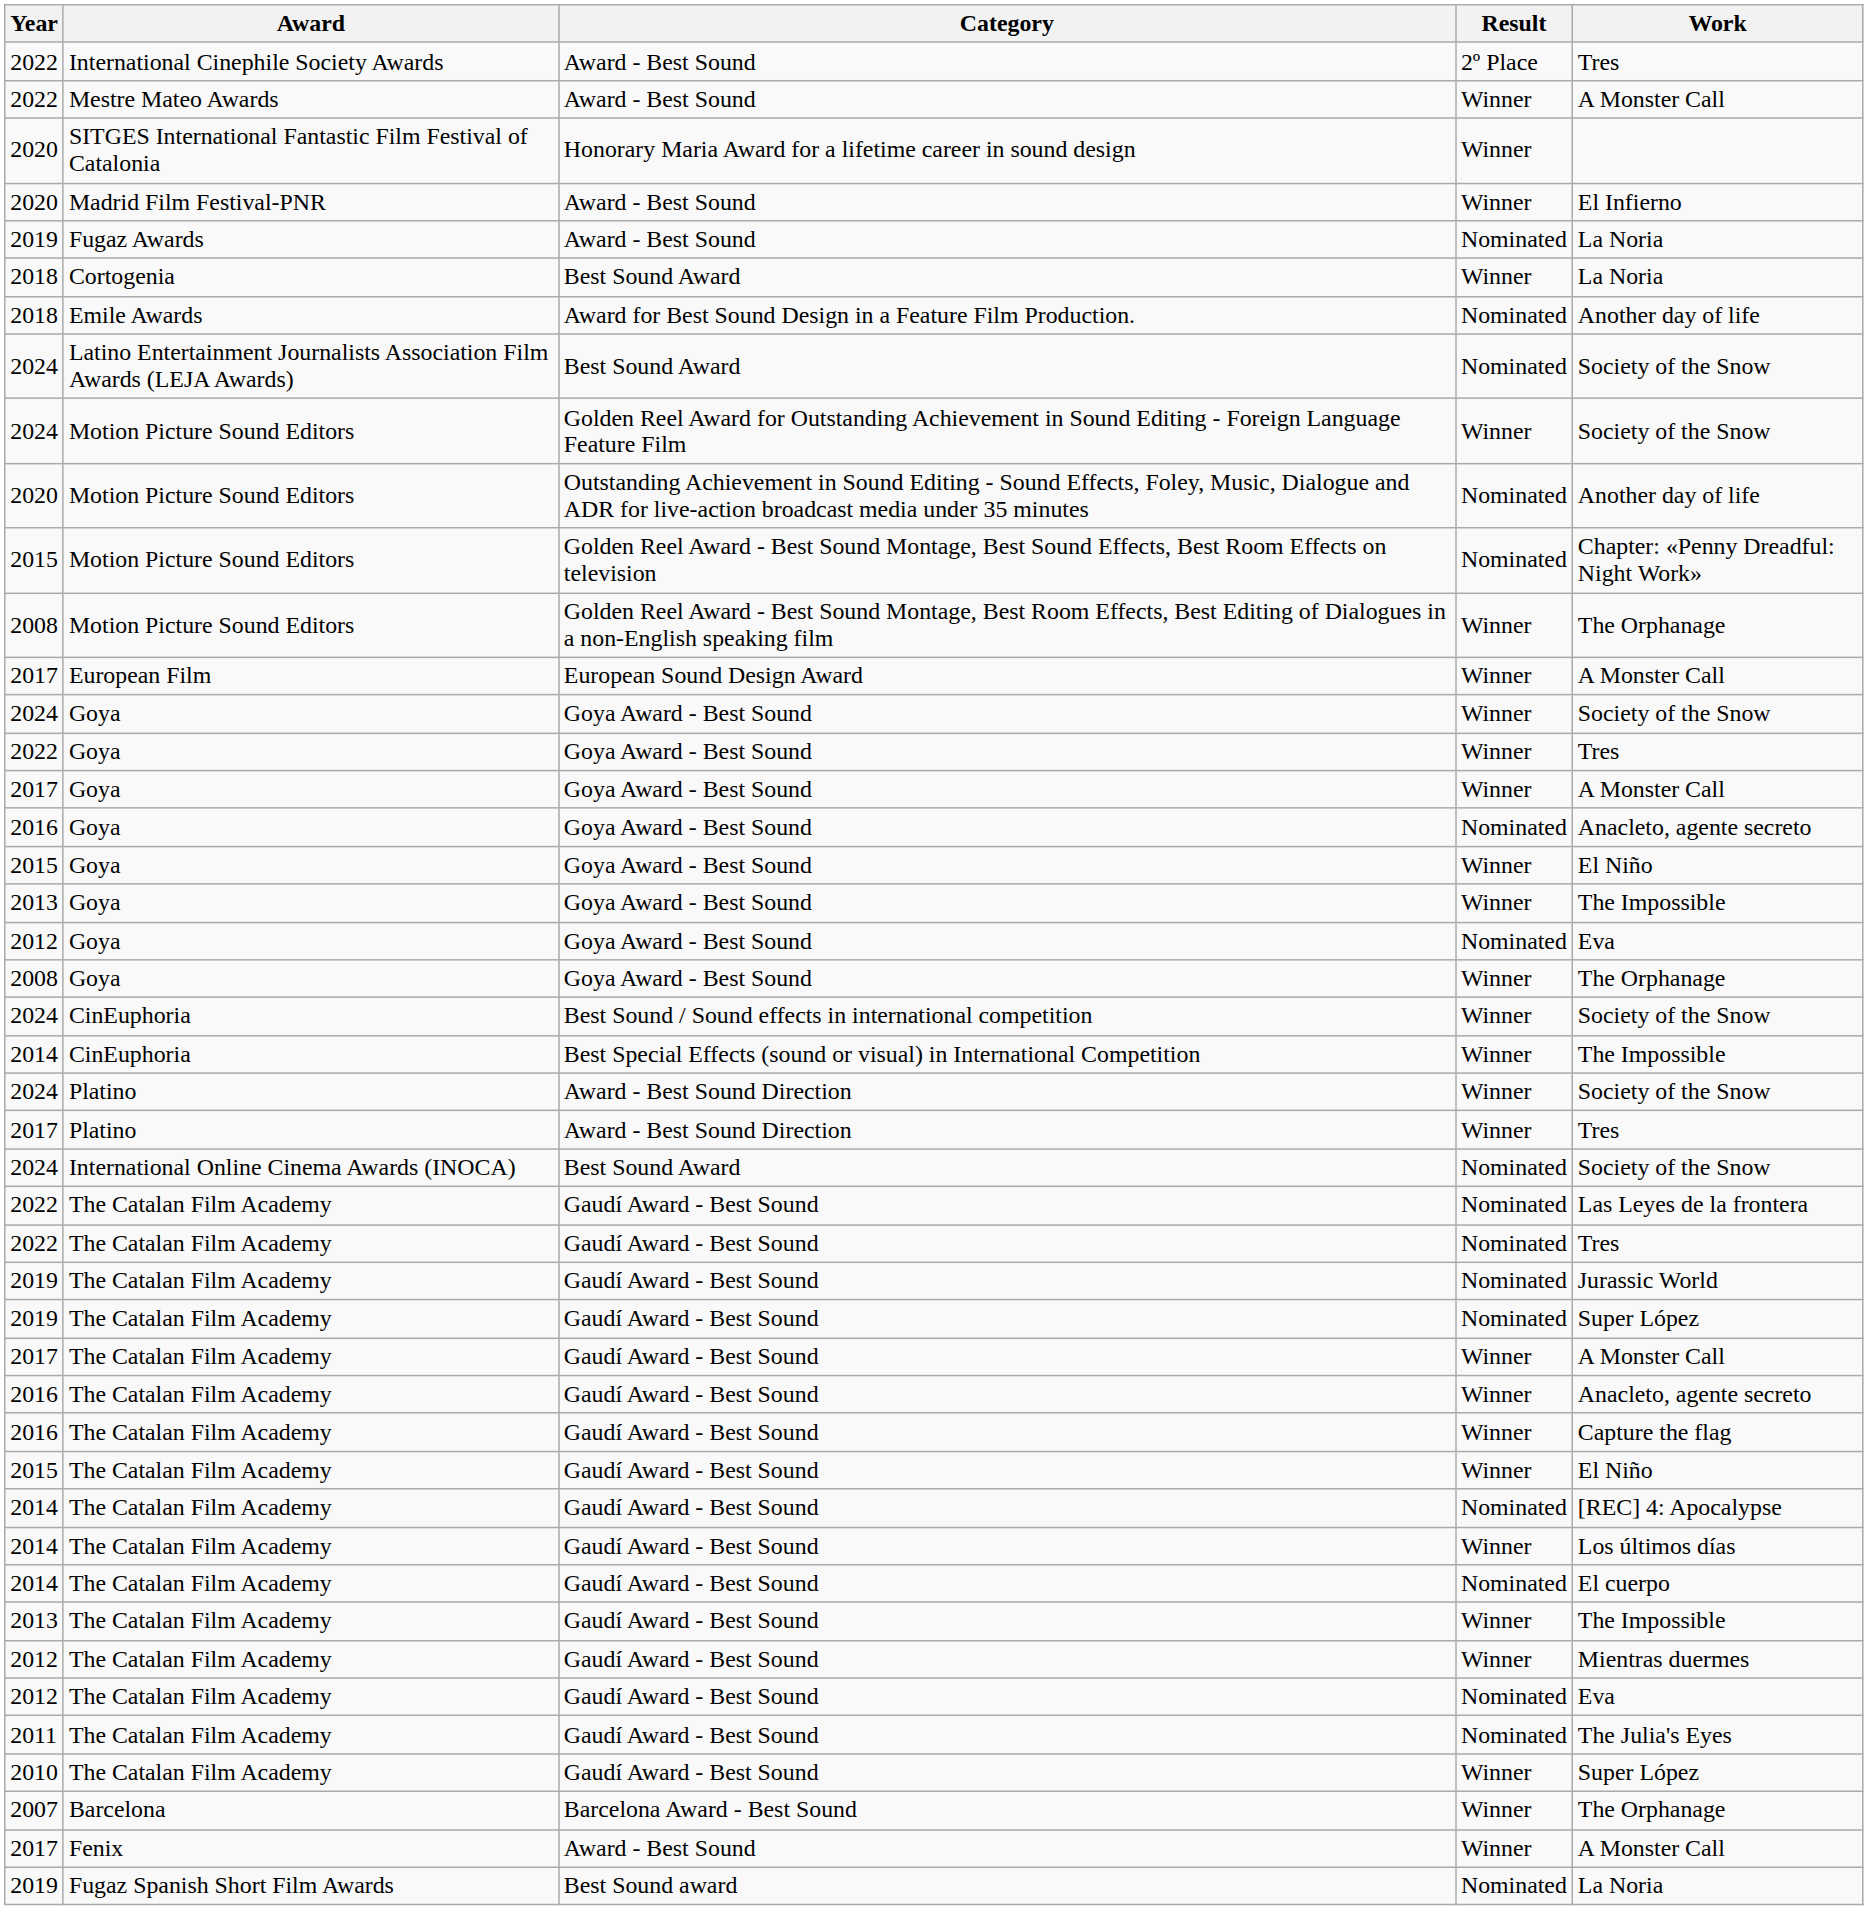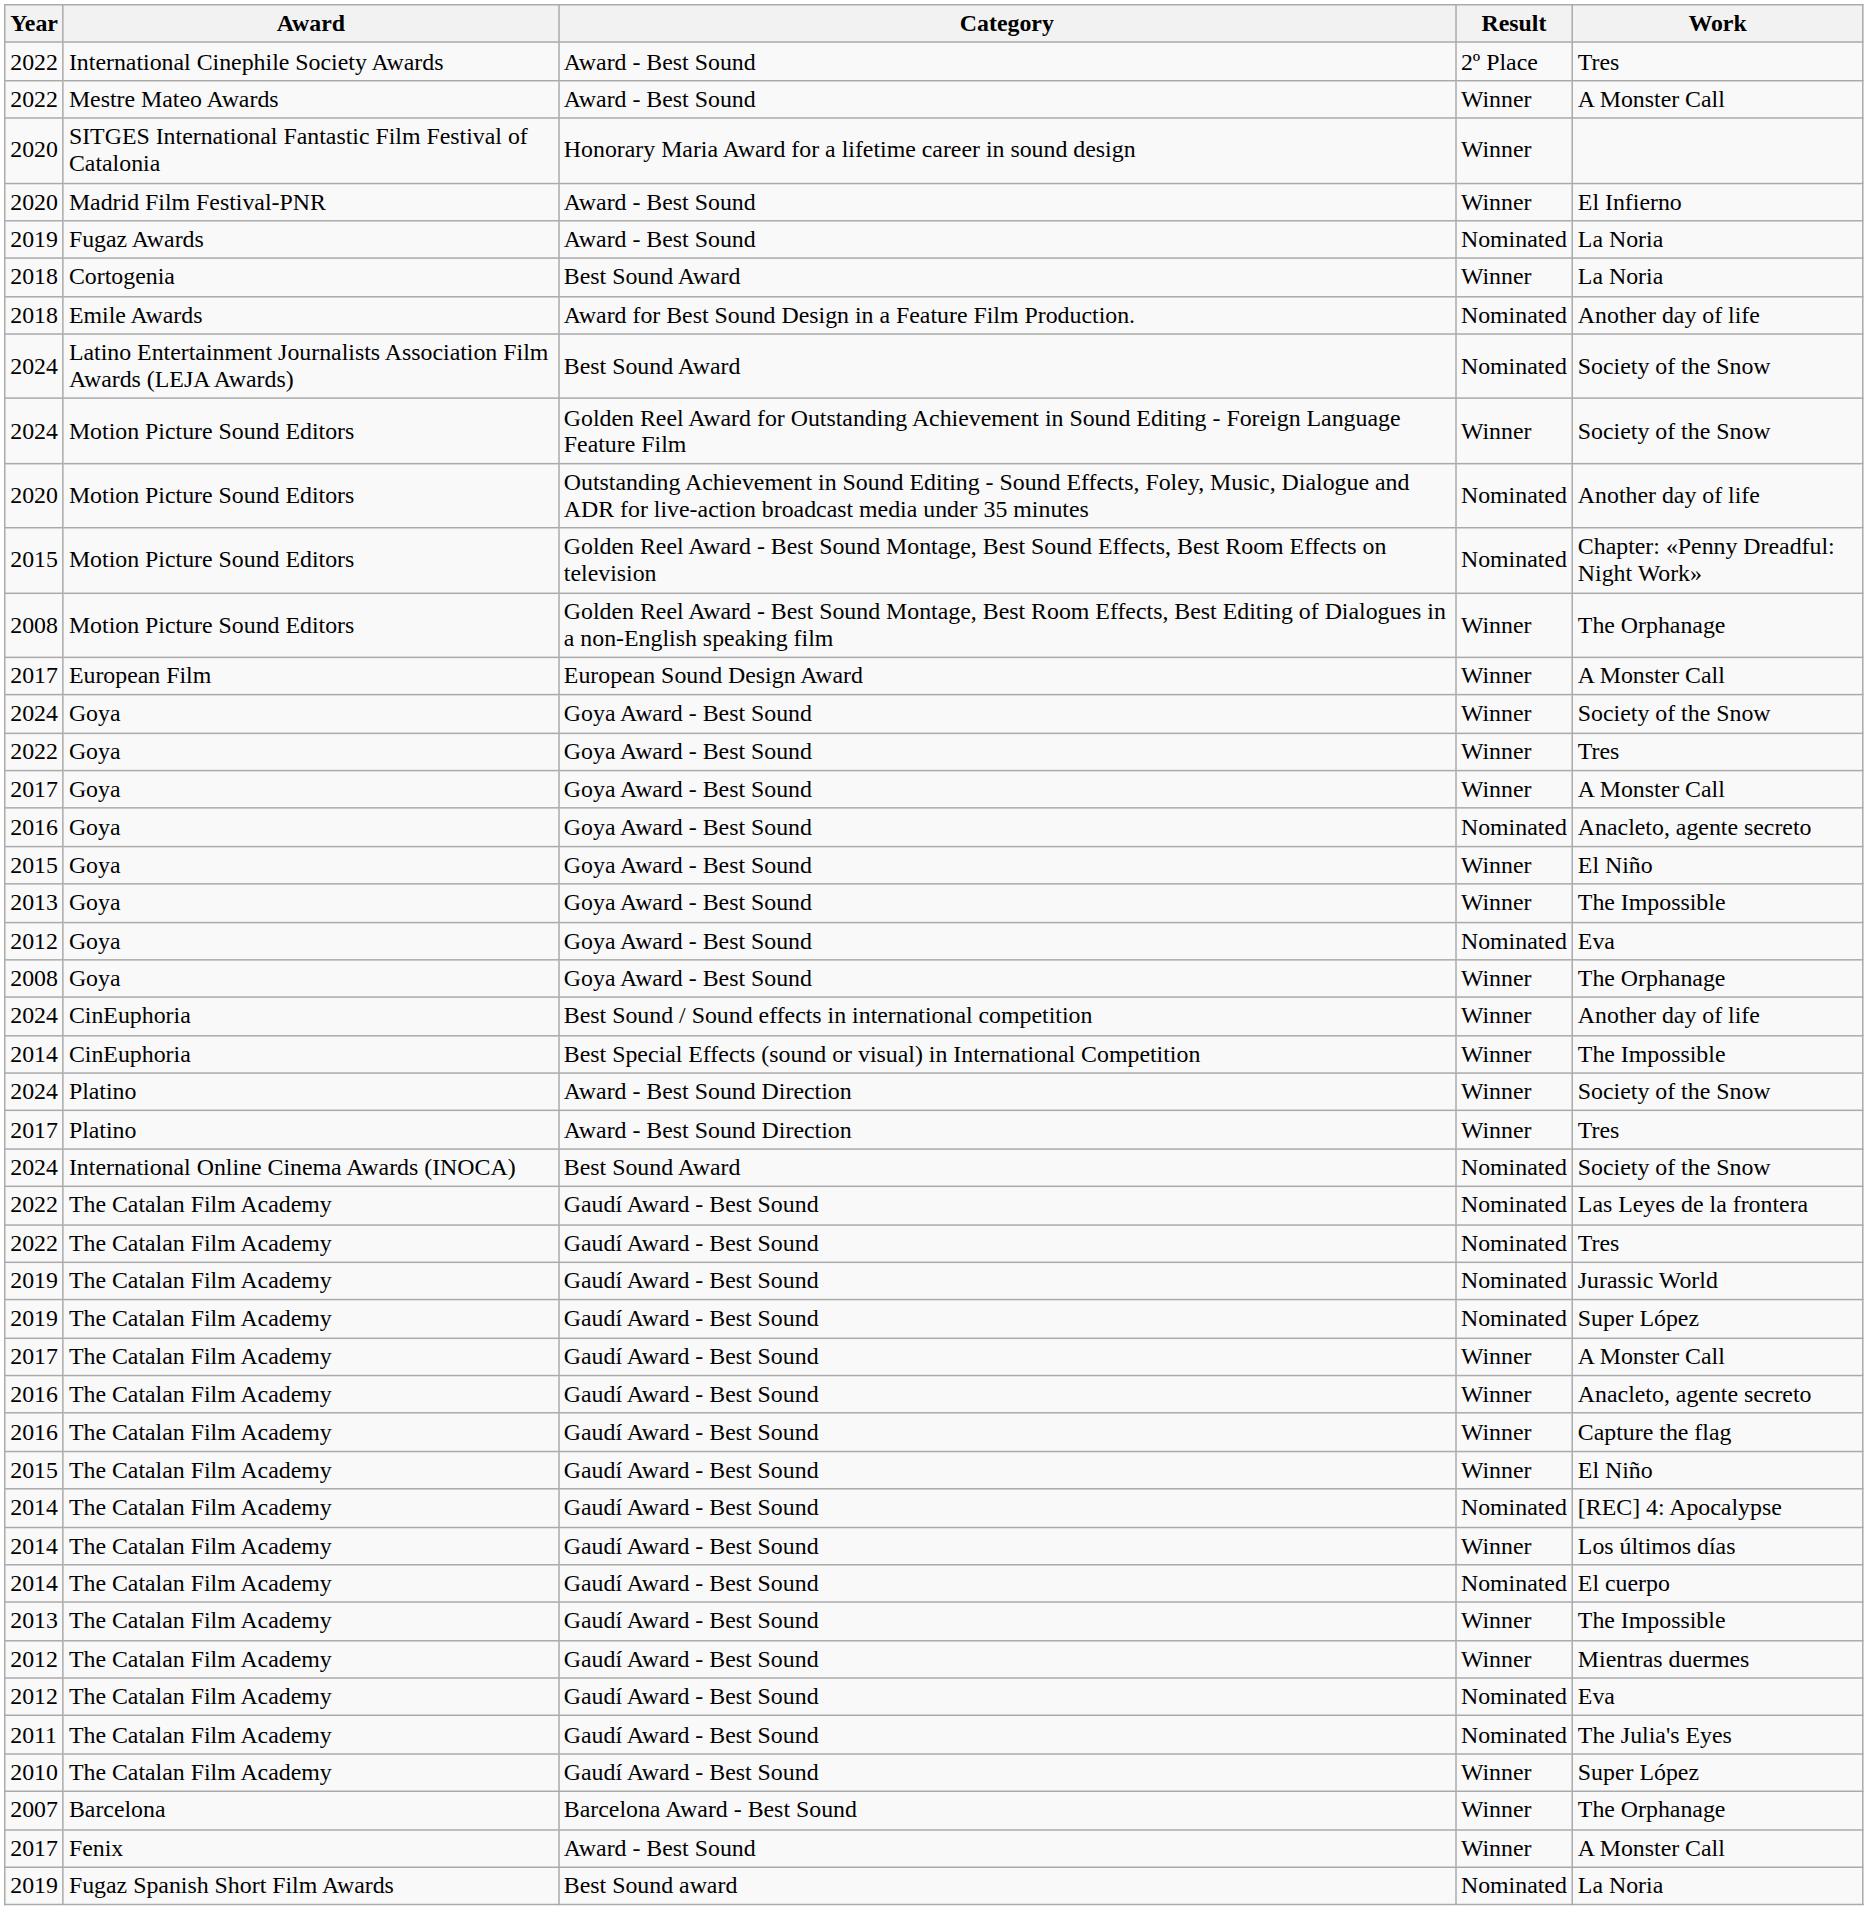(1674, 1016) Society of the Snow -> (1669, 1016) Another day of life
